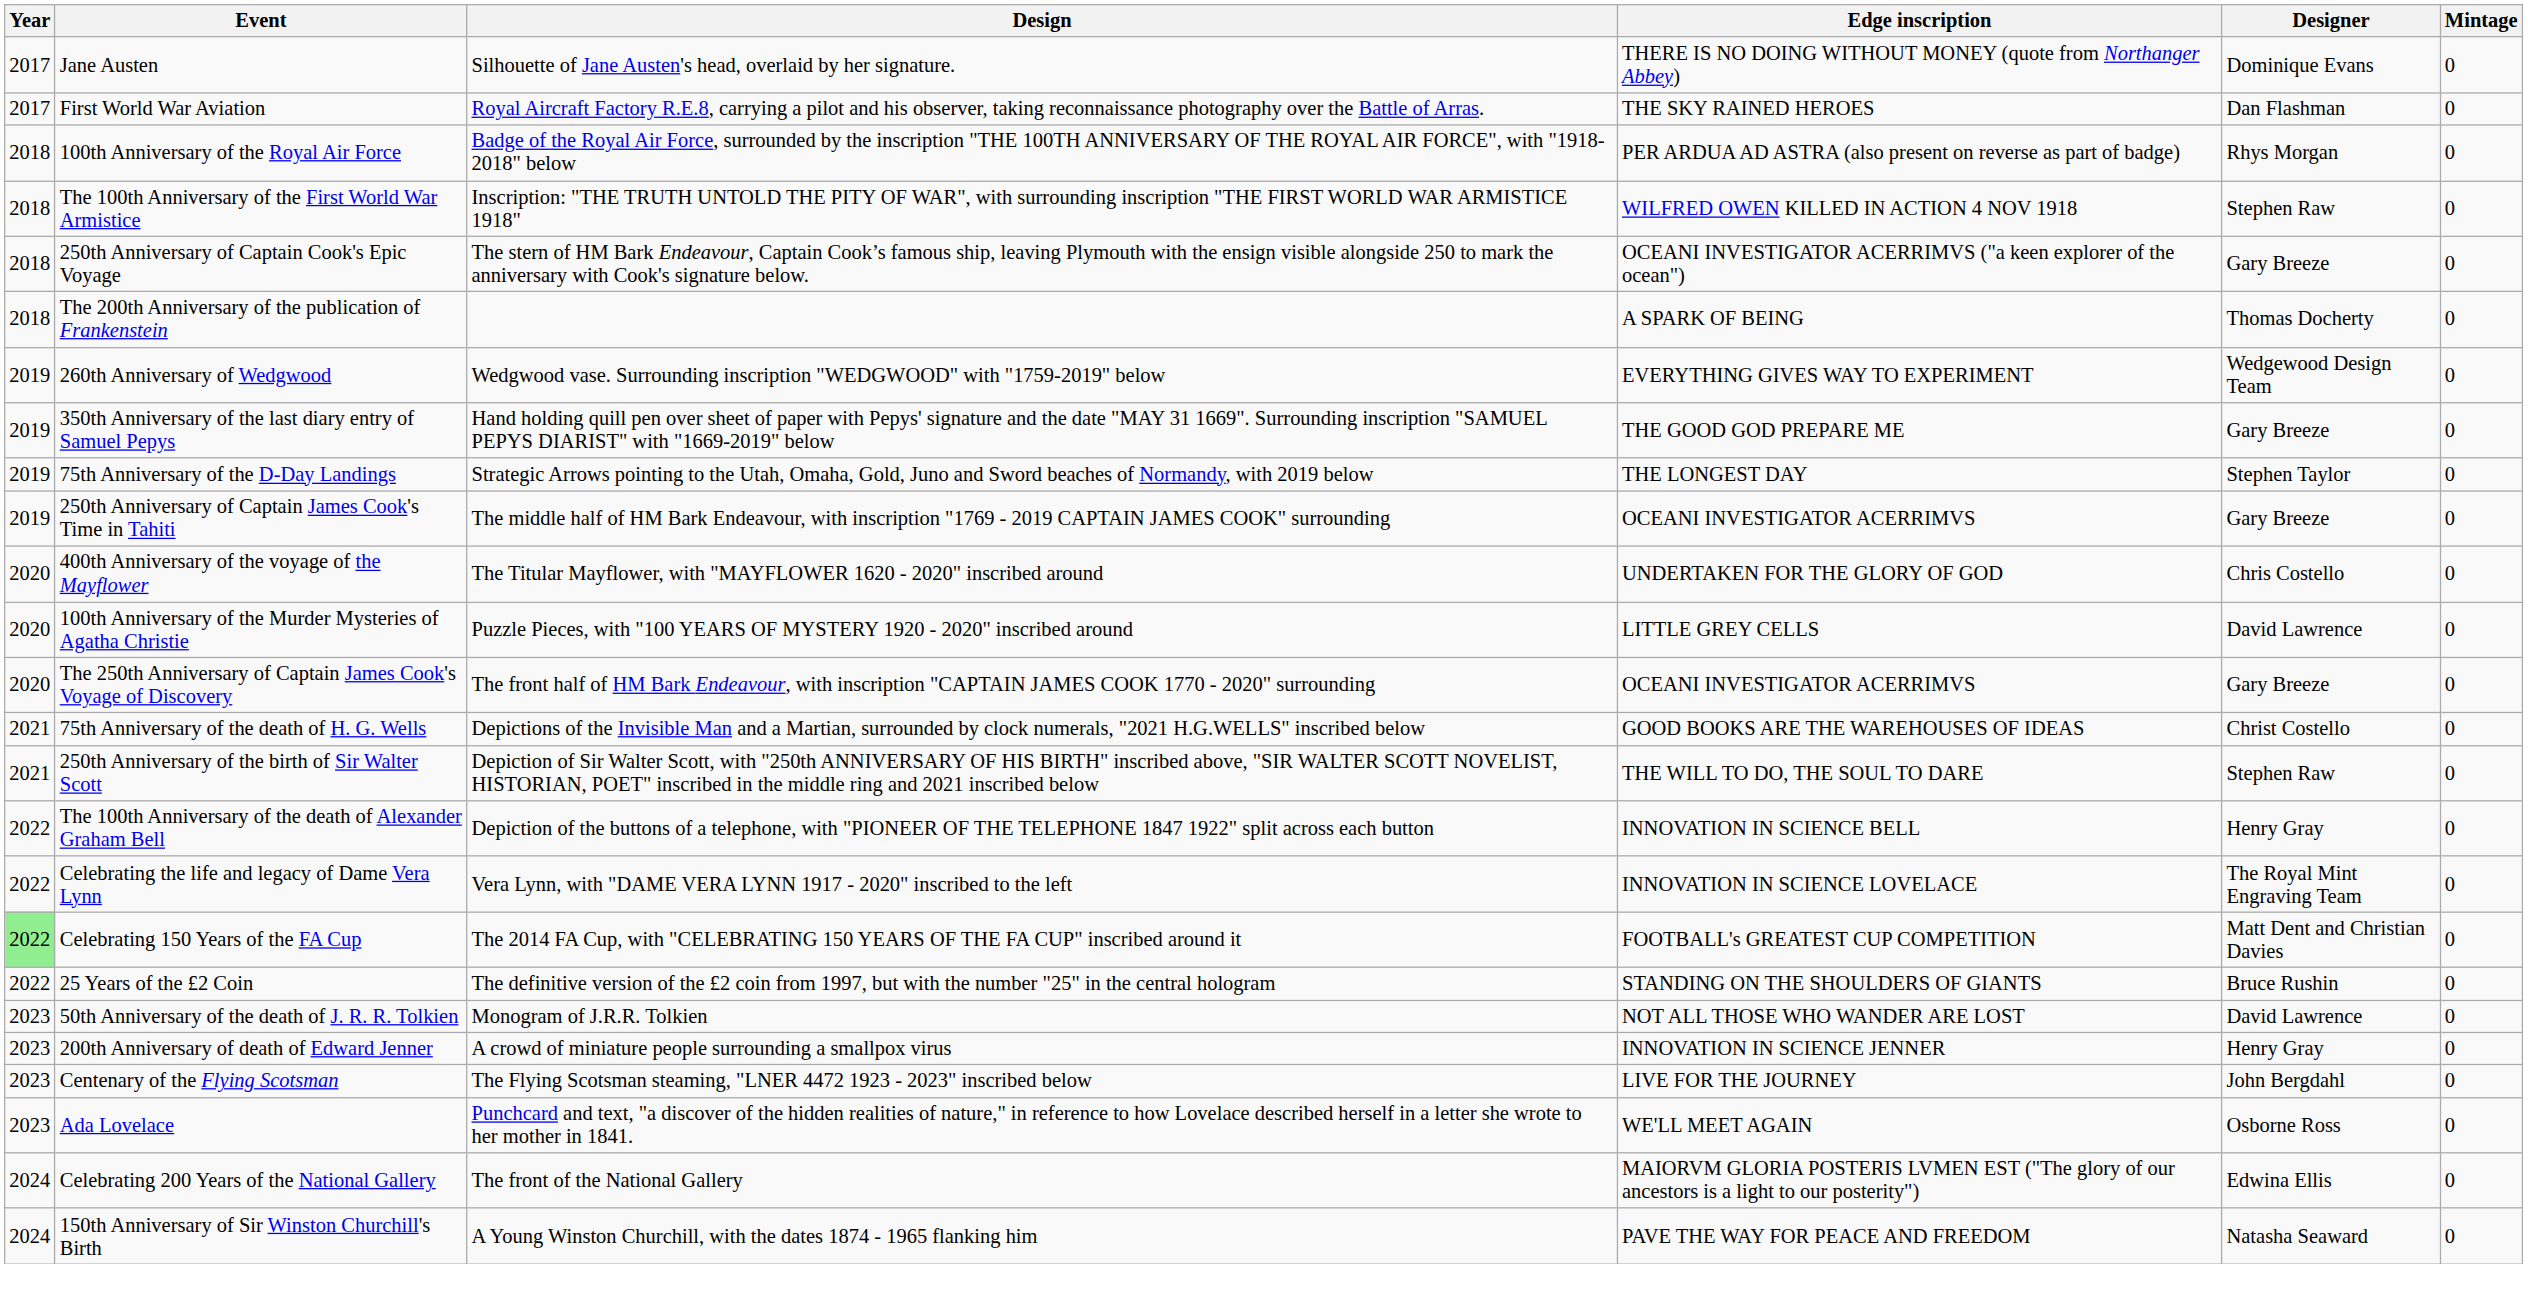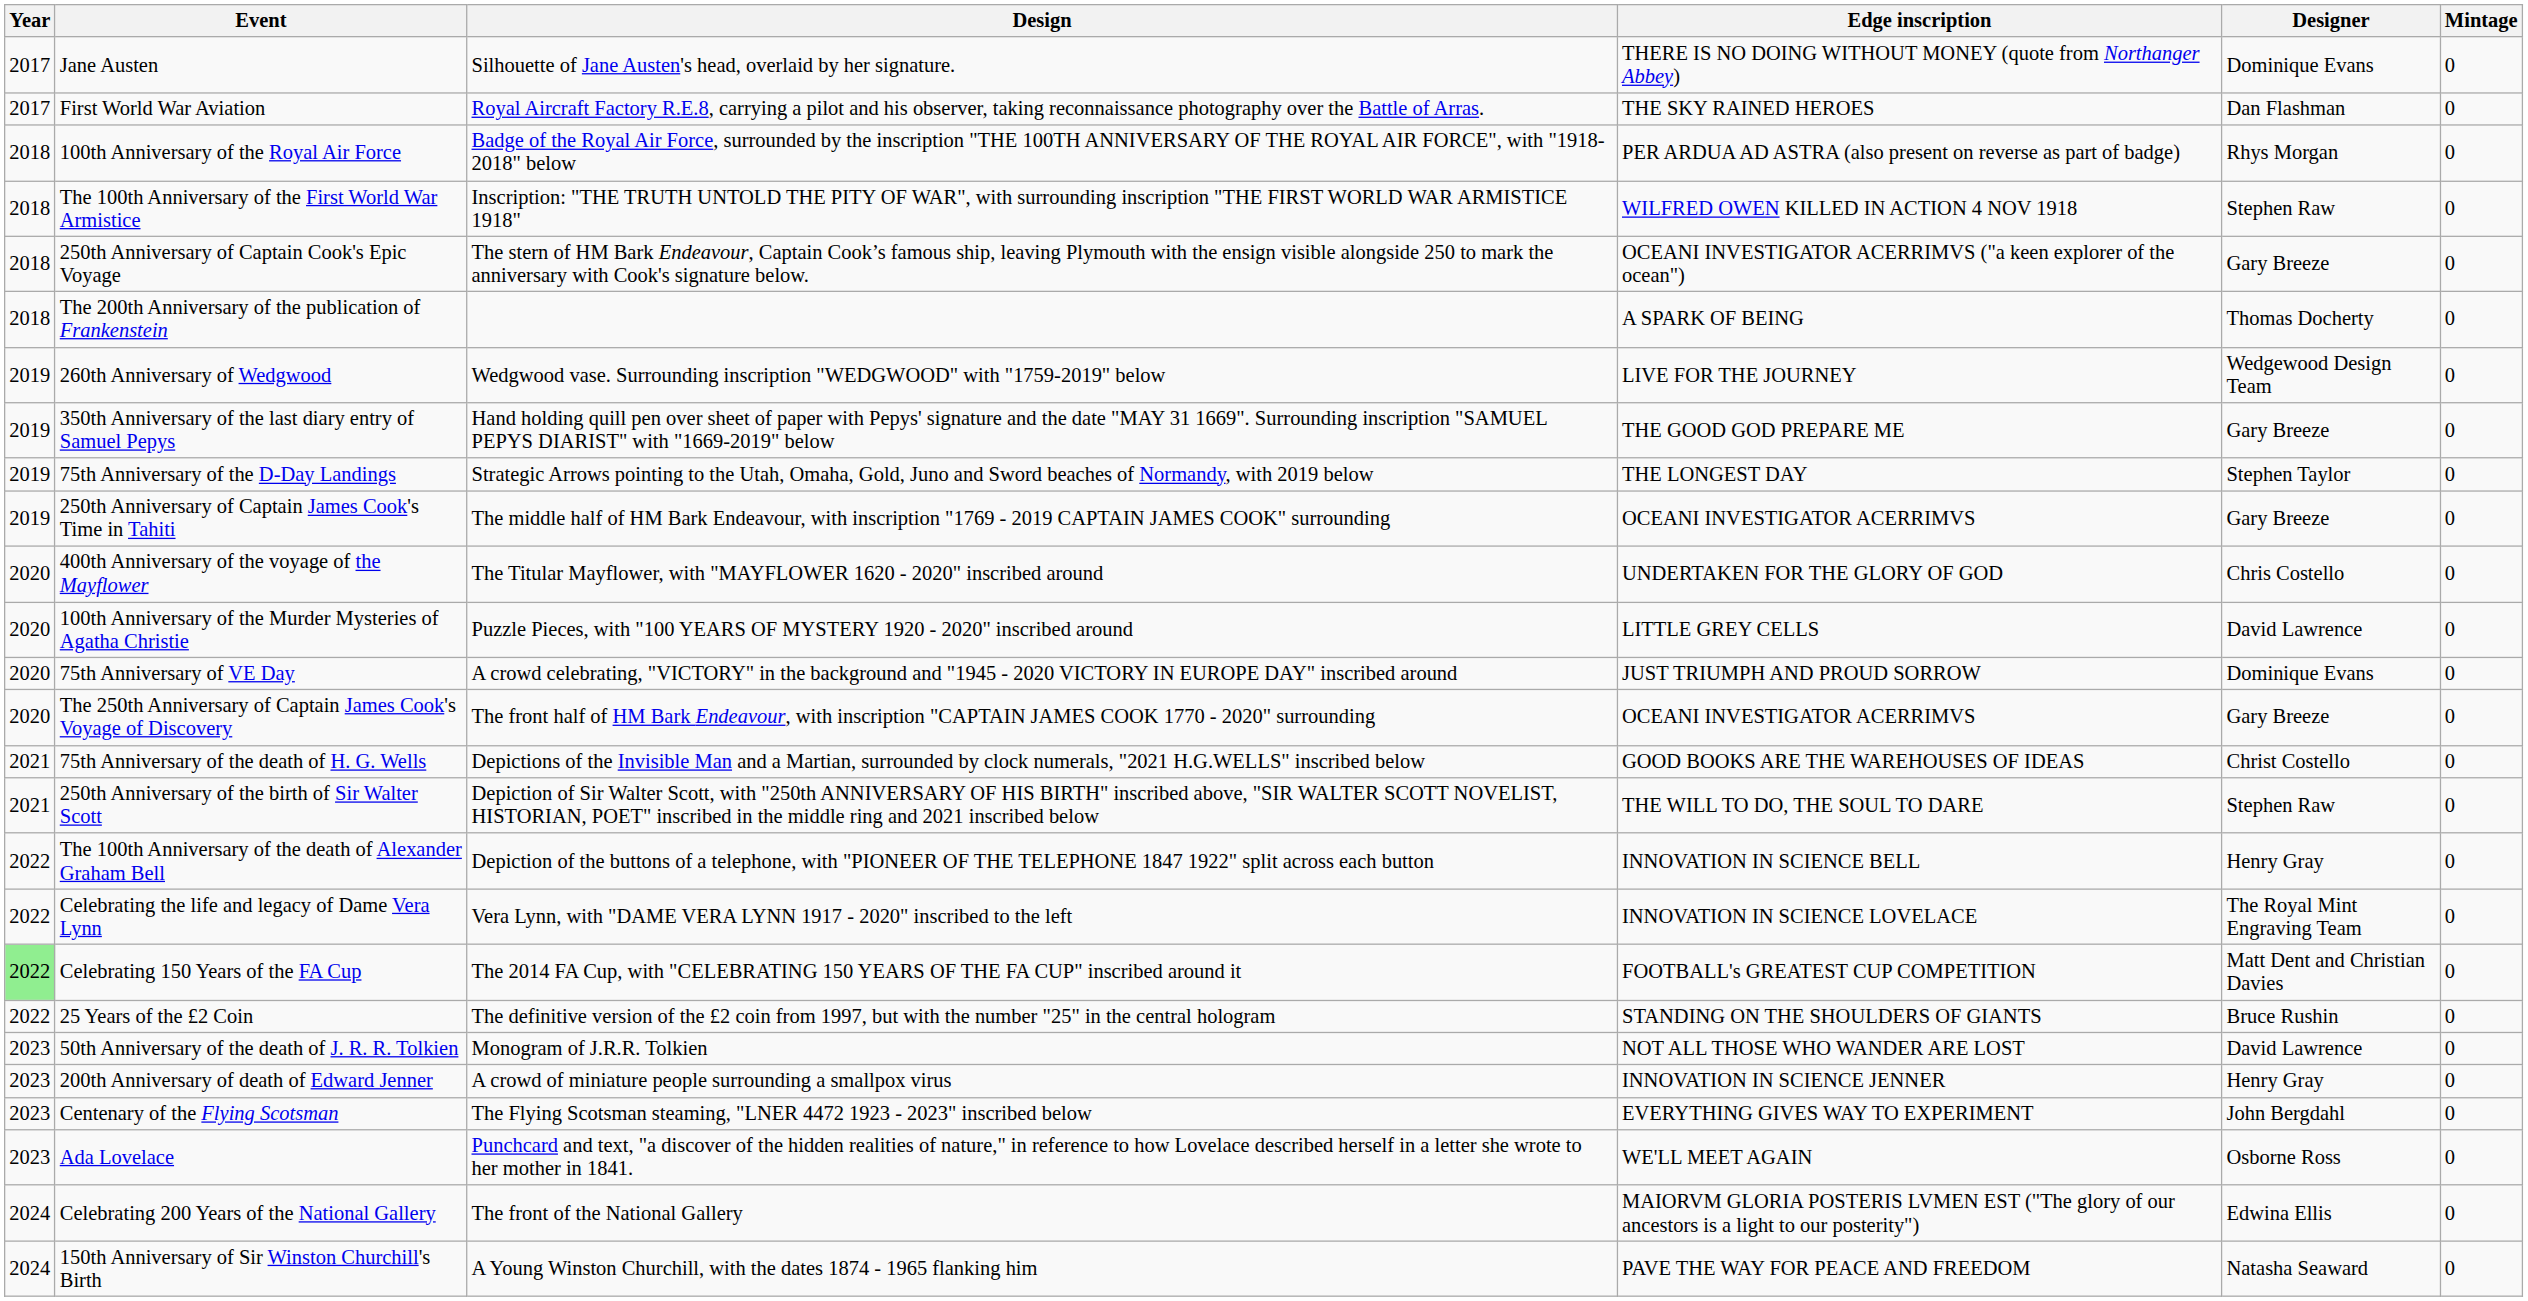(1828, 374) EVERYTHING GIVES WAY TO EXPERIMENT -> (1739, 374) LIVE FOR THE JOURNEY
+ row: (177, 673)
(1739, 1080) LIVE FOR THE JOURNEY -> (1828, 1113) EVERYTHING GIVES WAY TO EXPERIMENT
